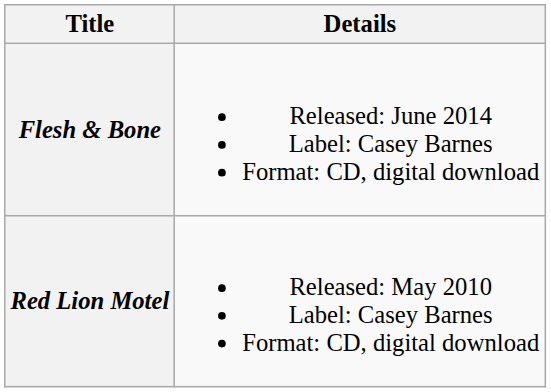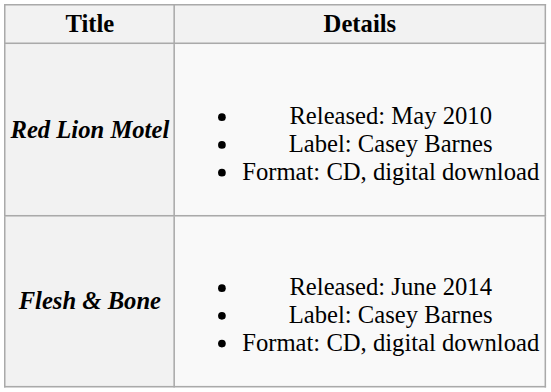rows swapped: (90, 300) <-> (90, 129)
